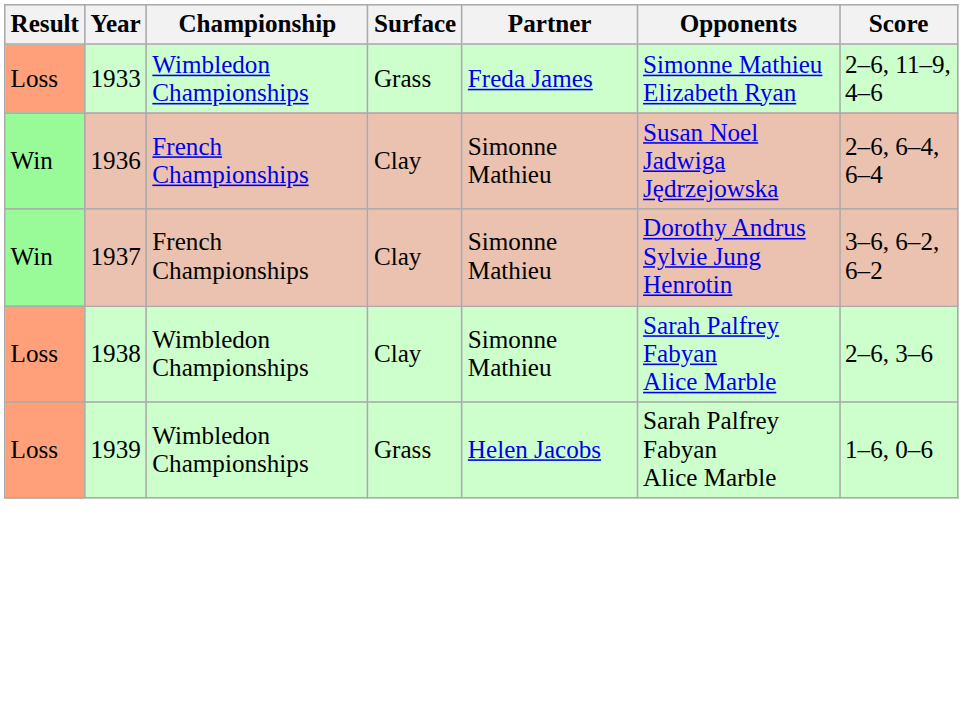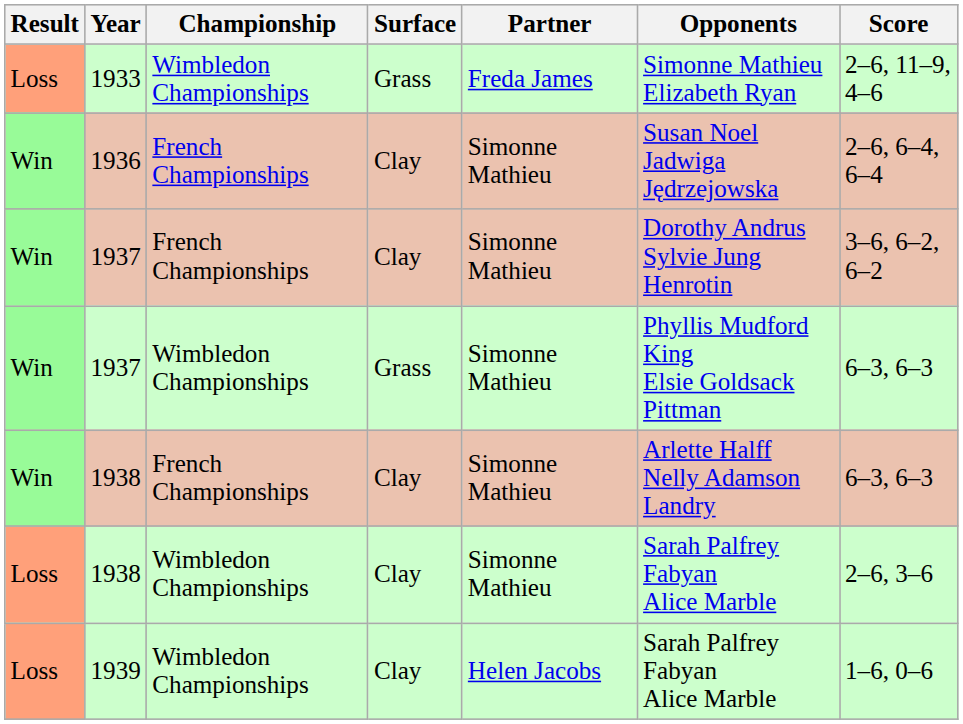+ row: (116, 367)
+ row: (116, 477)
(403, 449) Grass -> (398, 670) Clay
